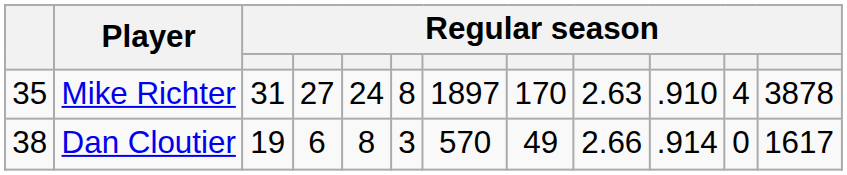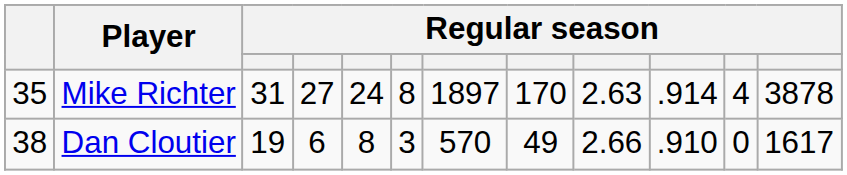(687, 93) .910 -> (687, 93) .914
(687, 143) .914 -> (687, 143) .910
